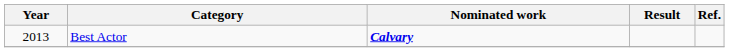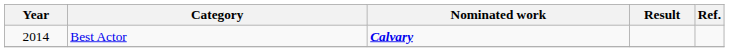(36, 36) 2013 -> (36, 36) 2014
